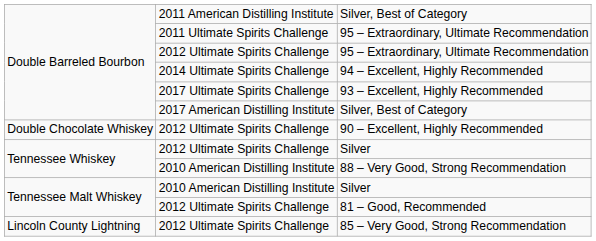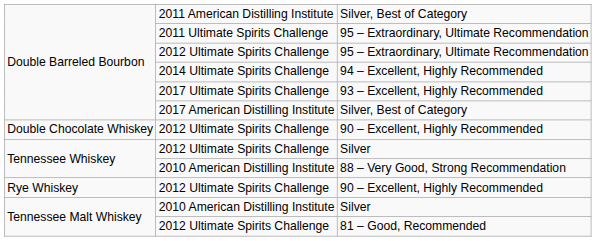+ row: (43, 187)
- row: (74, 226)
